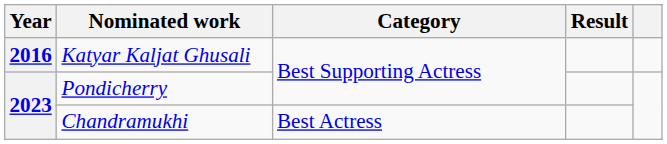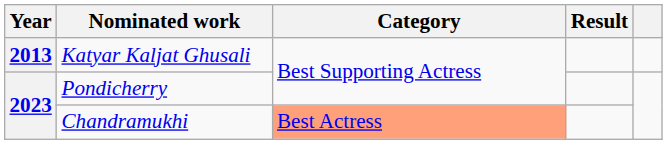(31, 54) 2016 -> (31, 54) 2013
(330, 121) no background -> (330, 121) lightsalmon background
